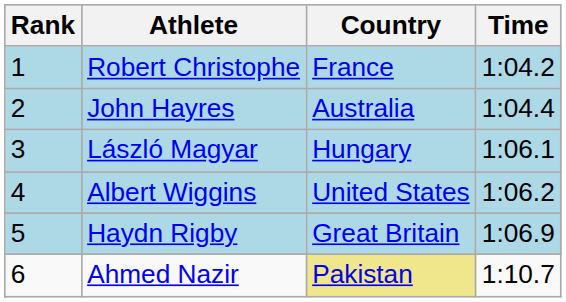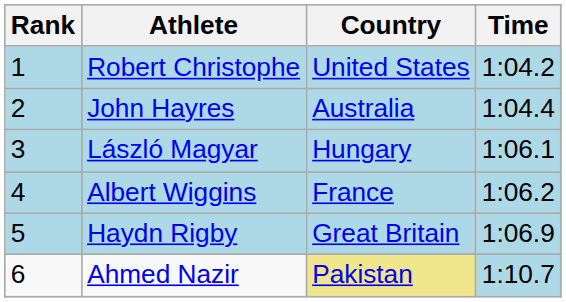(353, 66) France -> (391, 66) United States
(391, 191) United States -> (353, 191) France
(518, 274) no background -> (518, 274) lightblue background
